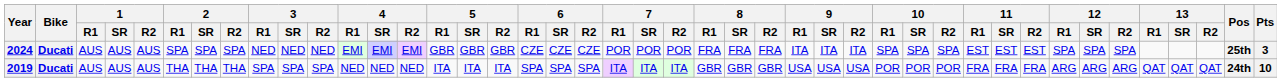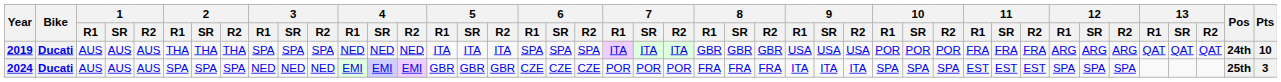rows swapped: (20, 68) <-> (20, 50)
